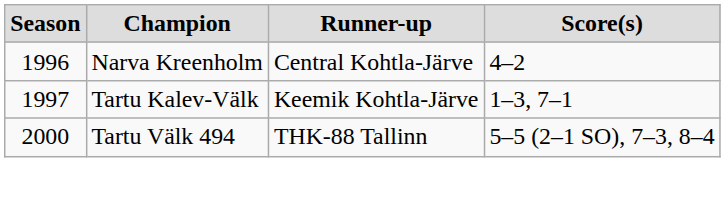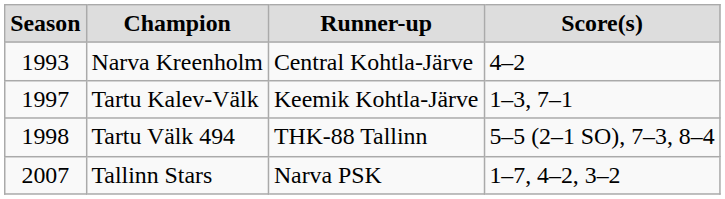(45, 61) 1996 -> (45, 61) 1993
(45, 136) 2000 -> (45, 136) 1998
+ row: (152, 174)
